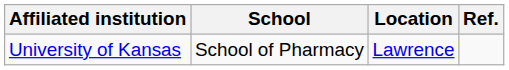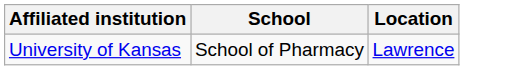- column: (481, 19)
